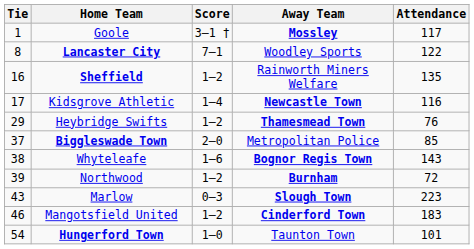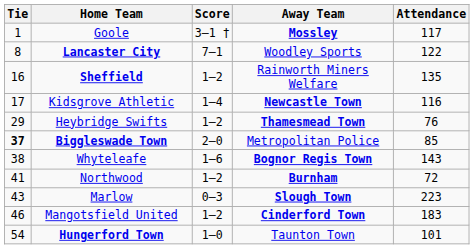(18, 140) normal -> (18, 140) bold
(18, 178) 39 -> (18, 178) 41
